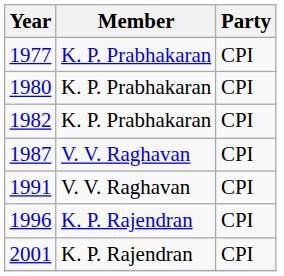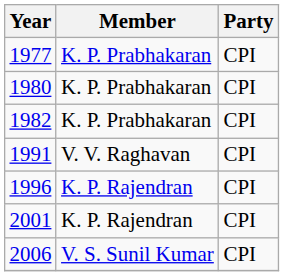- row: (30, 154)
+ row: (30, 253)
